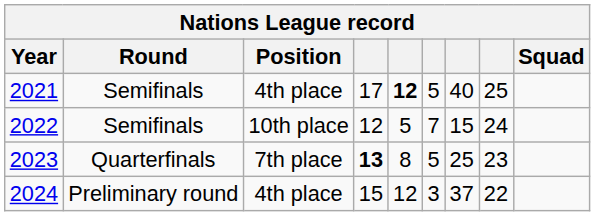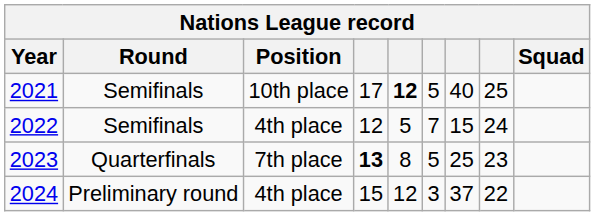(299, 91) 4th place -> (299, 91) 10th place
(299, 125) 10th place -> (299, 125) 4th place
